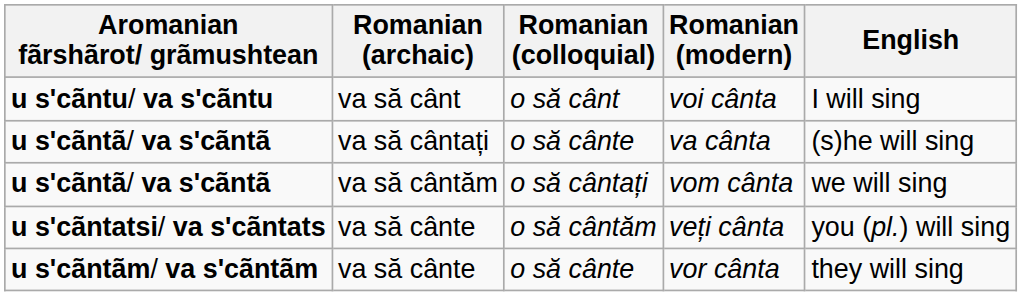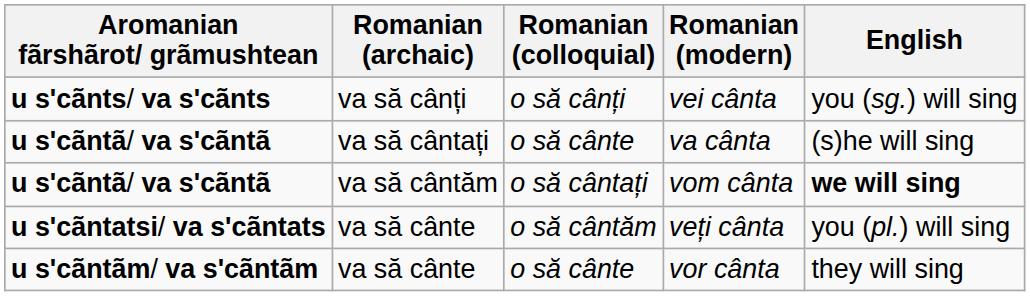- row: (723, 98)
+ row: (723, 98)
(879, 183) normal -> (886, 183) bold
